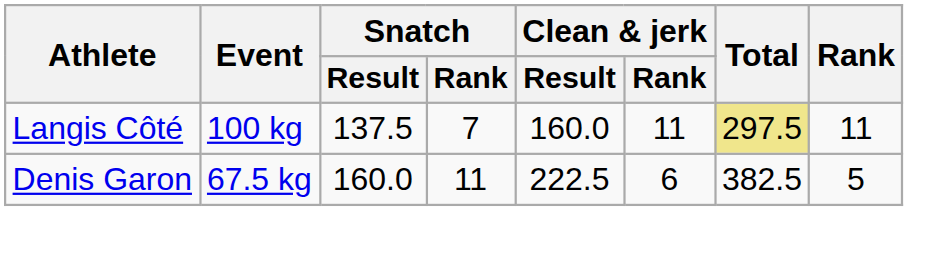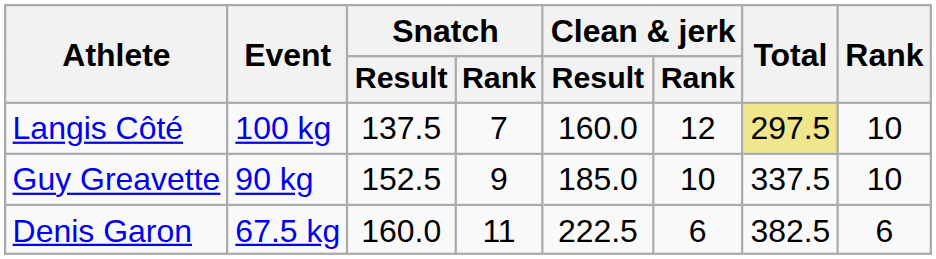(669, 129) 11 -> (698, 129) 12
(856, 129) 11 -> (884, 129) 10
+ row: (116, 179)
(856, 179) 5 -> (884, 230) 6
